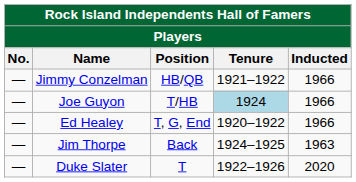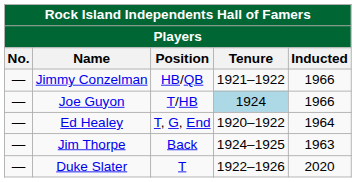(320, 123) 1966 -> (320, 123) 1964
